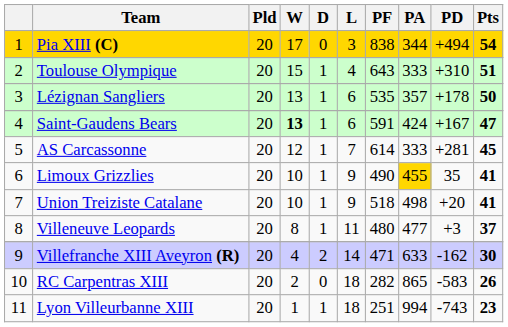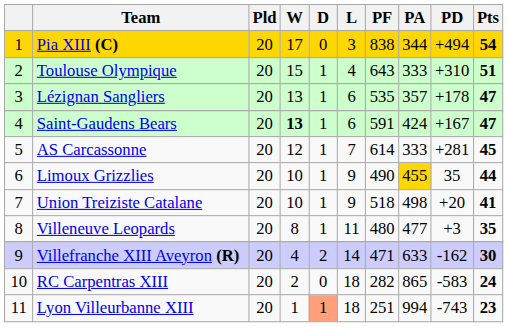(488, 96) 50 -> (488, 96) 47
(488, 176) 41 -> (488, 176) 44
(488, 228) 37 -> (488, 228) 35
(488, 281) 26 -> (488, 281) 24
(323, 307) no background -> (323, 307) lightsalmon background
